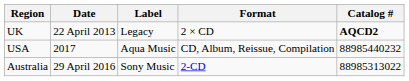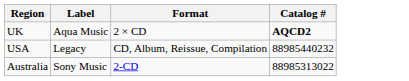- column: (84, 13)
(137, 31) Legacy -> (81, 31) Aqua Music
(148, 48) Aqua Music -> (70, 48) Legacy
